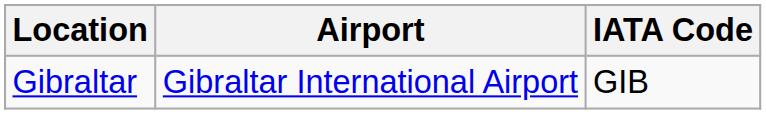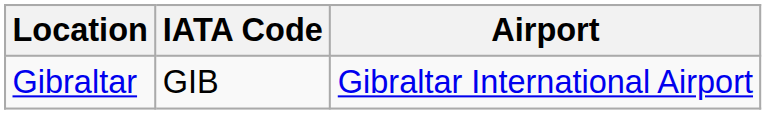columns swapped: (370, 30) <-> (673, 30)
